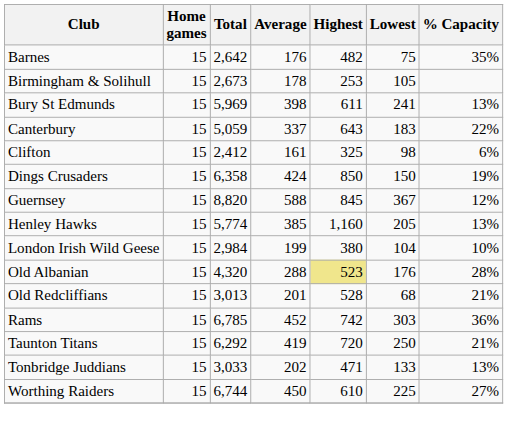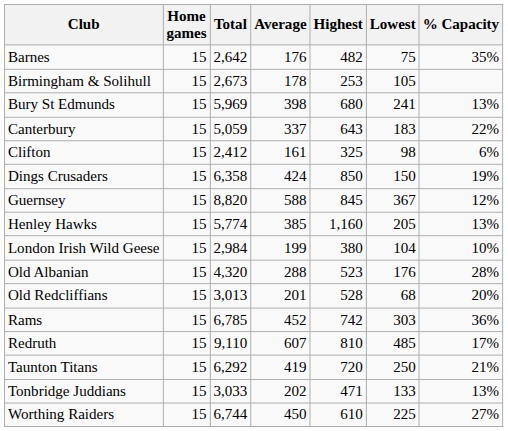(352, 104) 611 -> (352, 104) 680
(352, 271) khaki background -> (352, 271) no background
(485, 295) 21% -> (485, 295) 20%
+ row: (32, 343)
